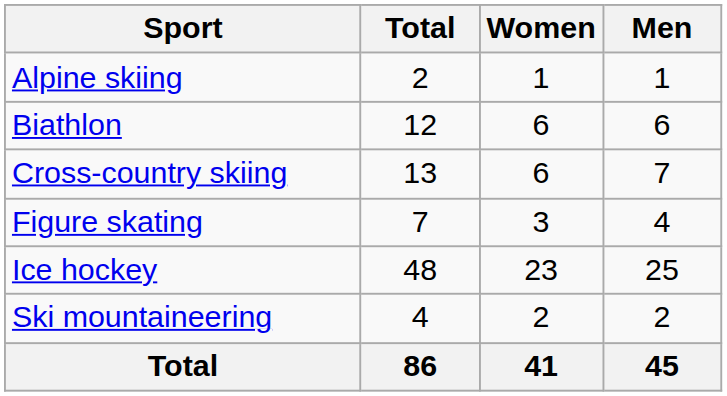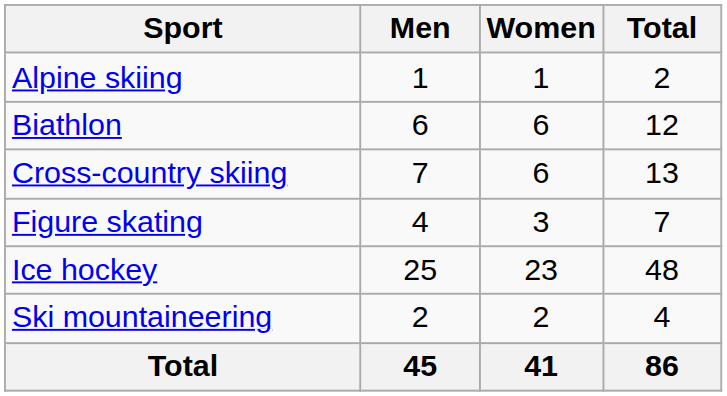columns swapped: (662, 28) <-> (420, 28)
